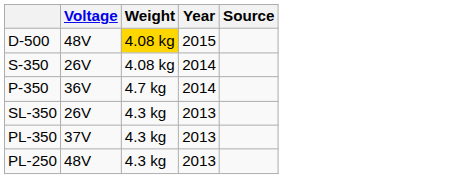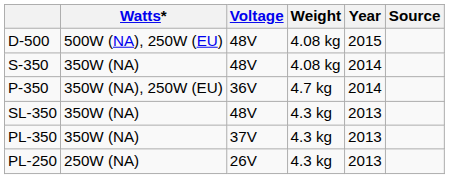+ column: (143, 16)
(150, 40) gold background -> (316, 40) no background
(78, 64) 26V -> (243, 64) 48V
(78, 112) 26V -> (243, 112) 48V
(78, 161) 48V -> (243, 161) 26V
